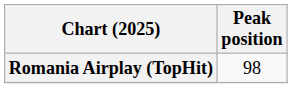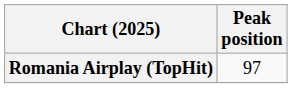(252, 67) 98 -> (252, 67) 97
